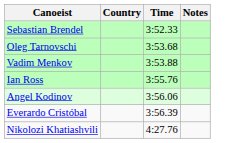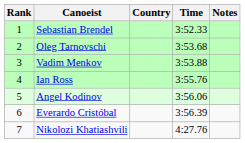+ column: (19, 12)
